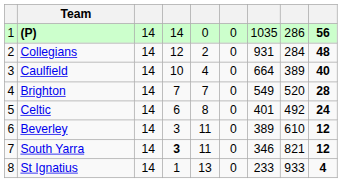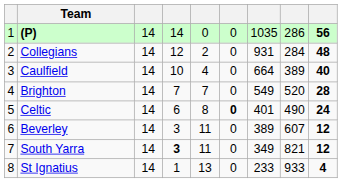(233, 110) normal -> (233, 110) bold
(295, 110) 492 -> (295, 110) 490
(295, 129) 610 -> (295, 129) 607
(264, 149) 346 -> (264, 149) 349
